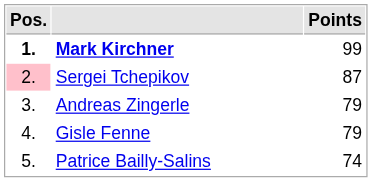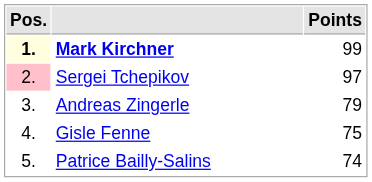(29, 49) no background -> (29, 49) lightyellow background
(352, 77) 87 -> (352, 77) 97
(352, 133) 79 -> (352, 133) 75
